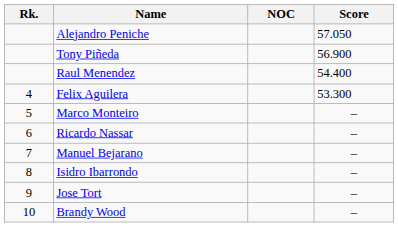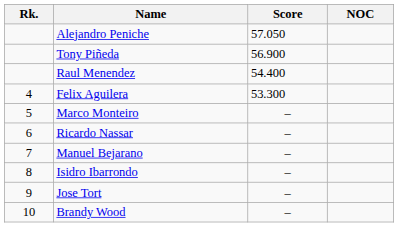columns swapped: (281, 14) <-> (354, 14)
